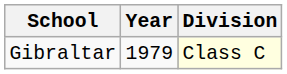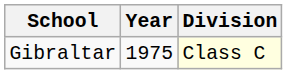(149, 53) 1979 -> (149, 53) 1975
